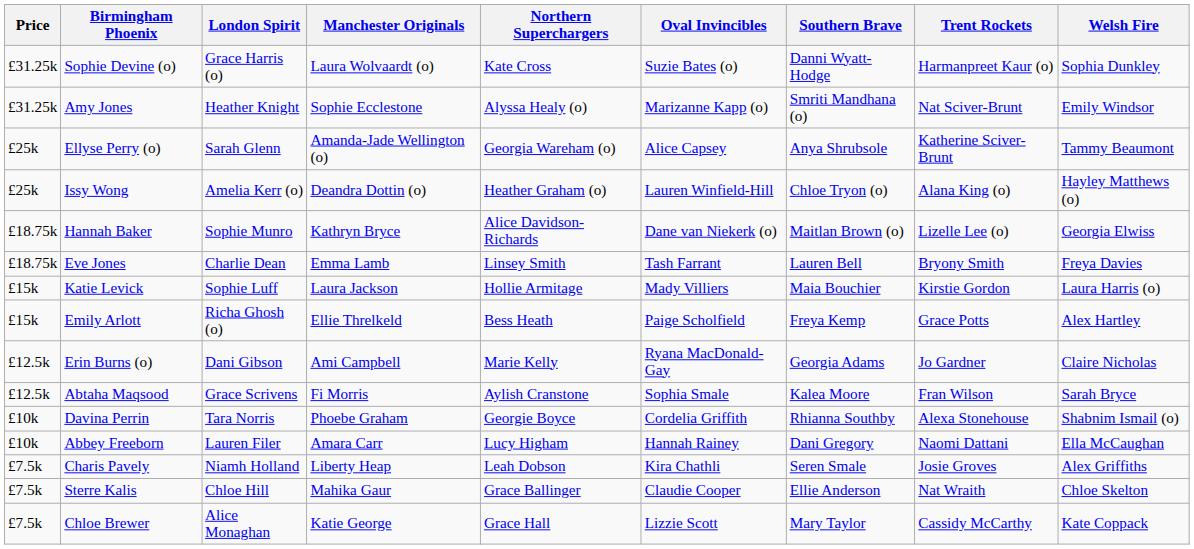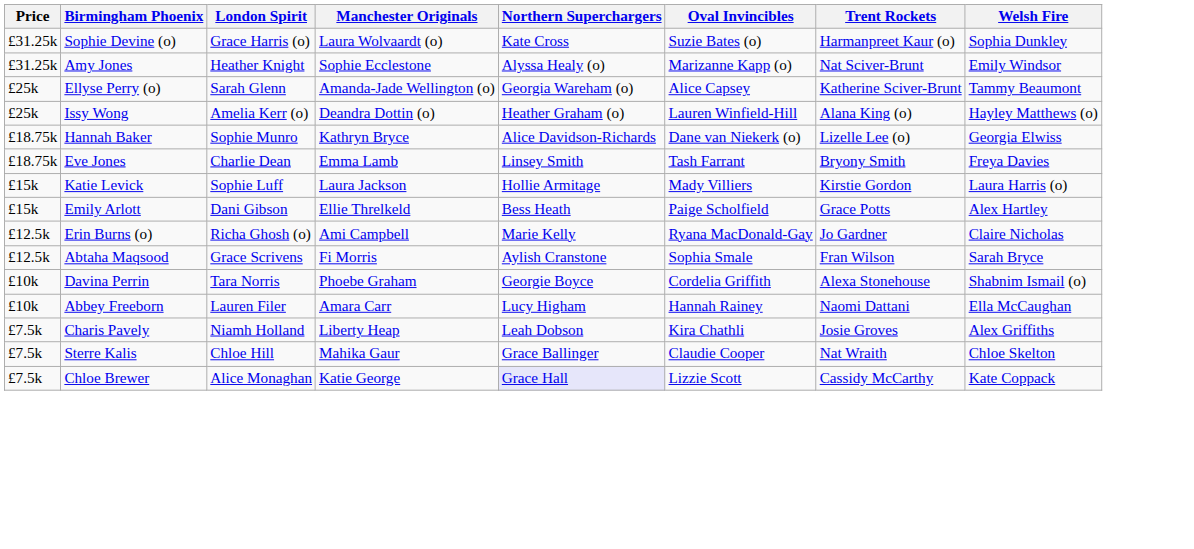- column: (851, 25)
(245, 320) Richa Ghosh (o) -> (249, 209) Dani Gibson
(244, 361) Dani Gibson -> (261, 233) Richa Ghosh (o)
(517, 523) no background -> (535, 378) lavender background
